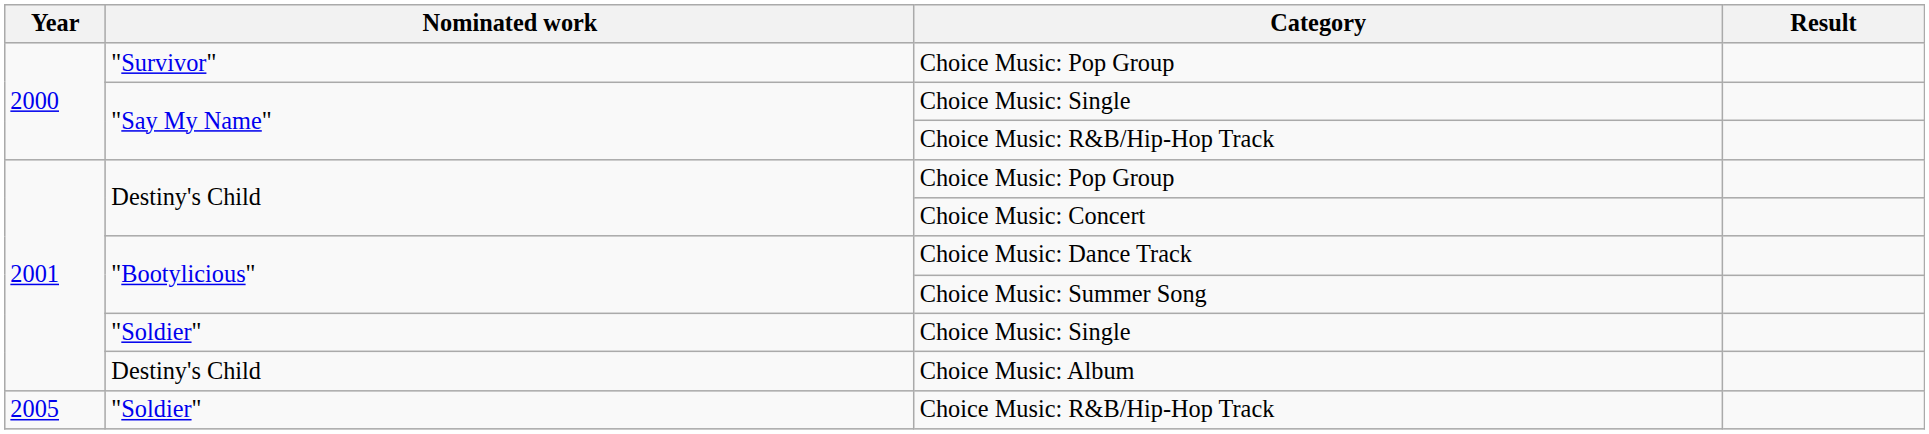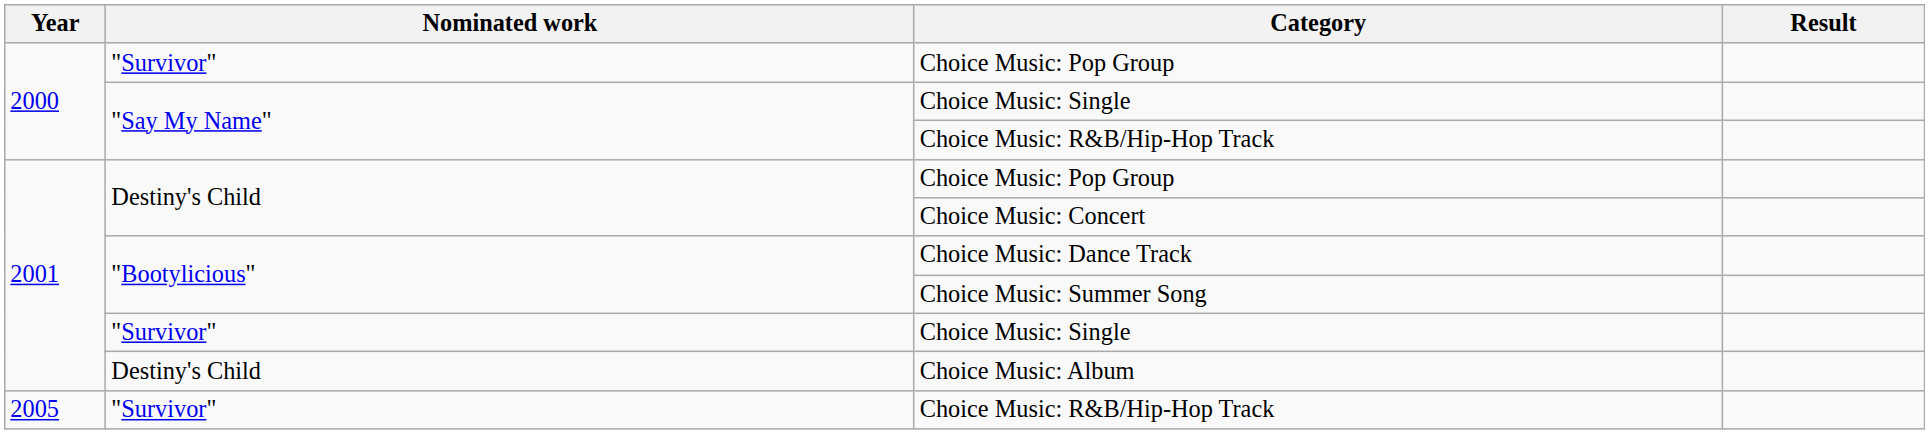(156, 332) "Soldier" -> (164, 332) "Survivor"
(156, 409) "Soldier" -> (164, 409) "Survivor"
